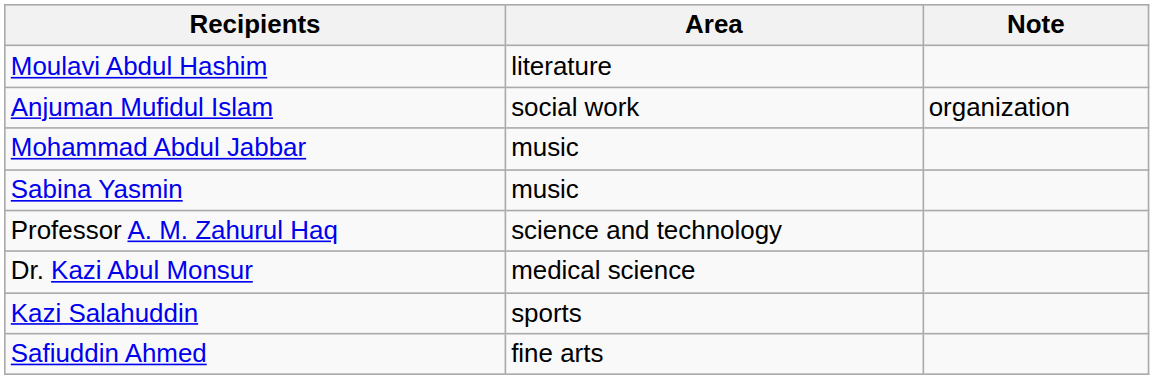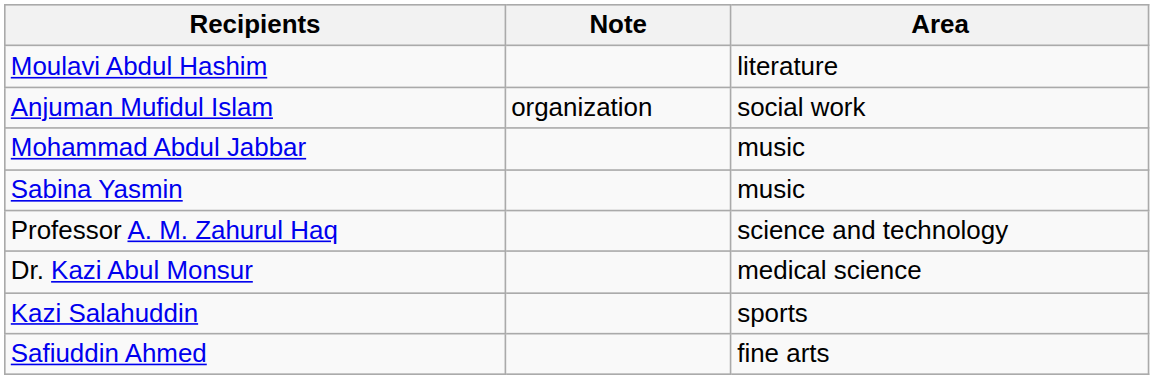columns swapped: (714, 25) <-> (1036, 25)
